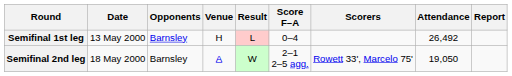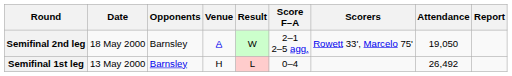rows swapped: (46, 38) <-> (46, 58)
